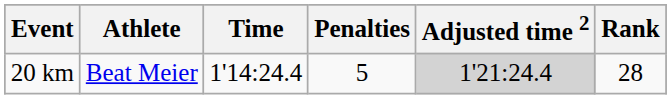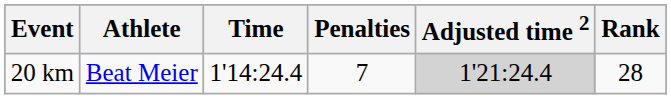(362, 73) 5 -> (362, 73) 7
